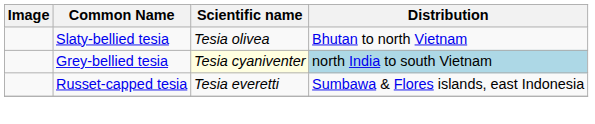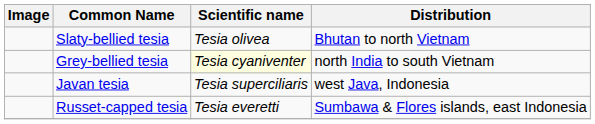(402, 61) lightblue background -> (404, 61) no background
+ row: (92, 84)
